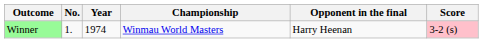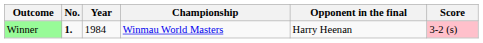(68, 29) normal -> (68, 29) bold
(95, 29) 1974 -> (95, 29) 1984
